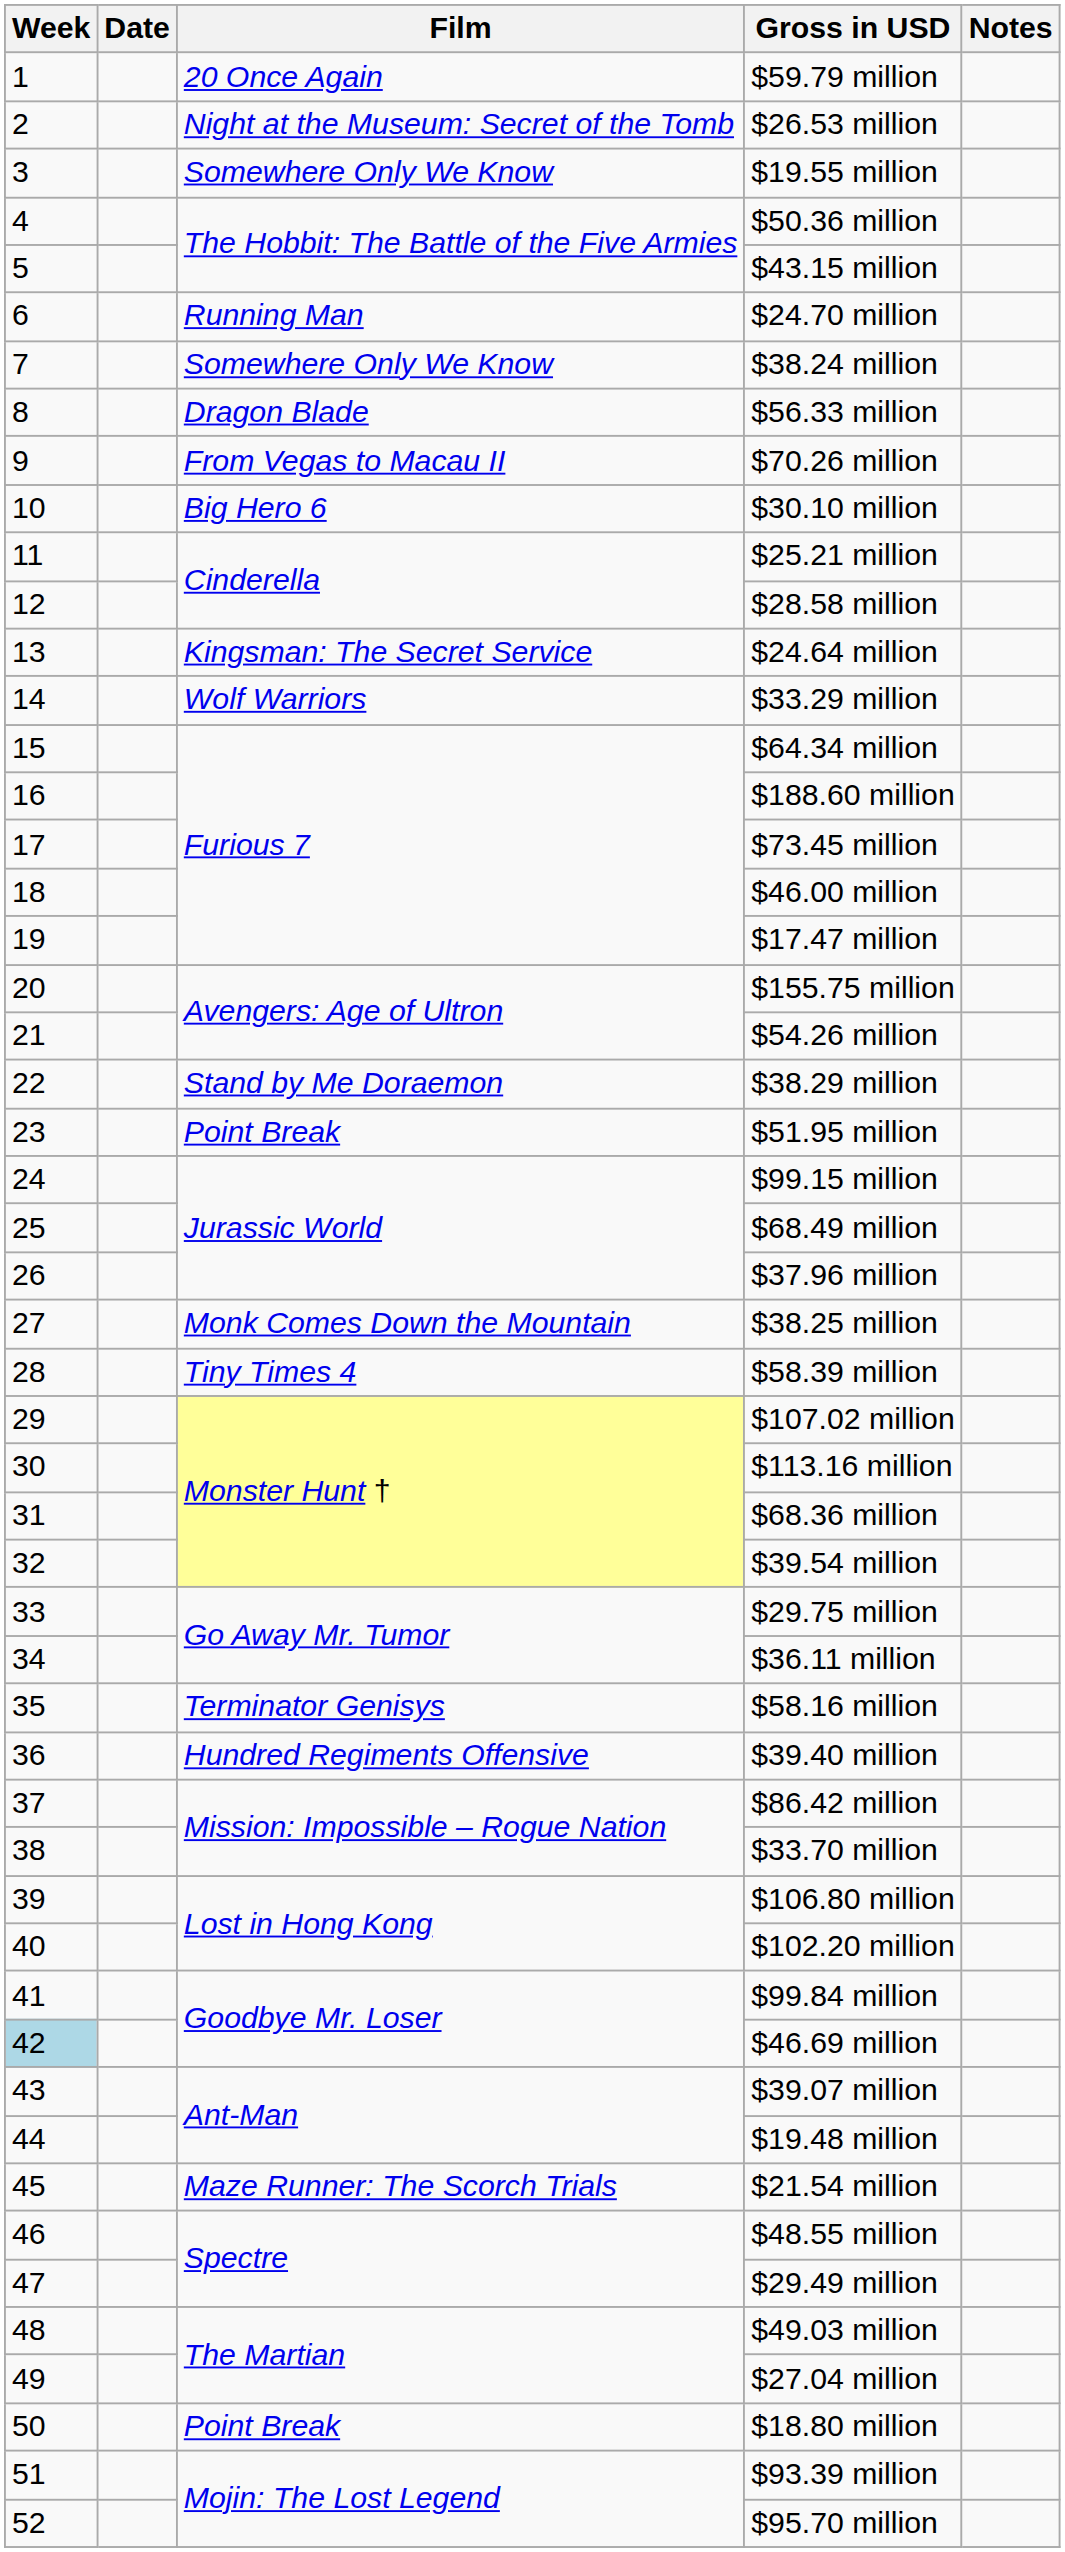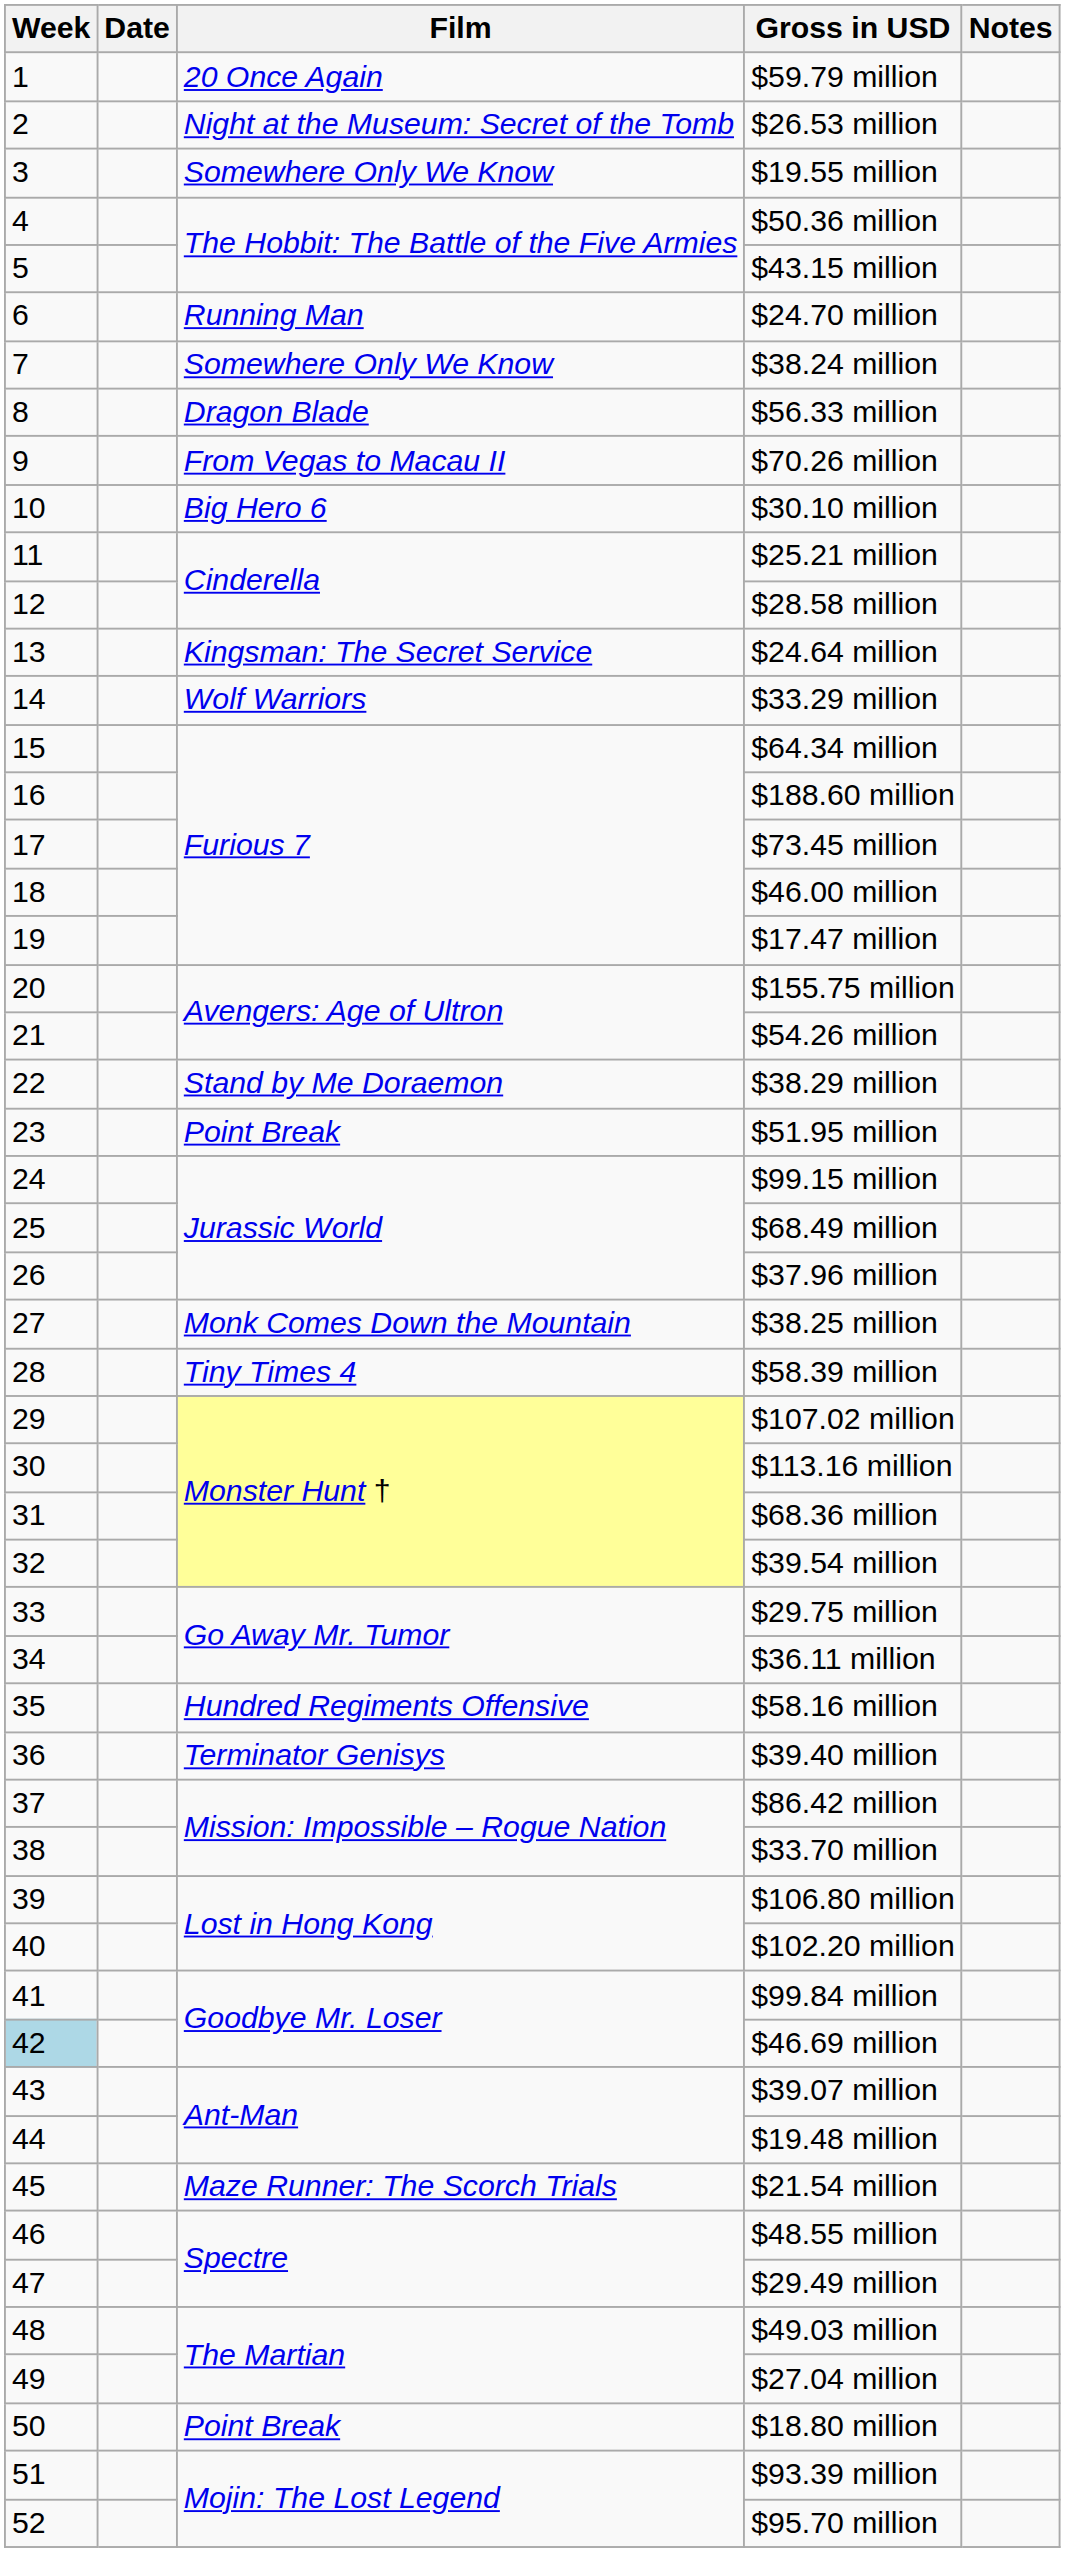(314, 1707) Terminator Genisys -> (386, 1707) Hundred Regiments Offensive
(386, 1754) Hundred Regiments Offensive -> (314, 1754) Terminator Genisys
